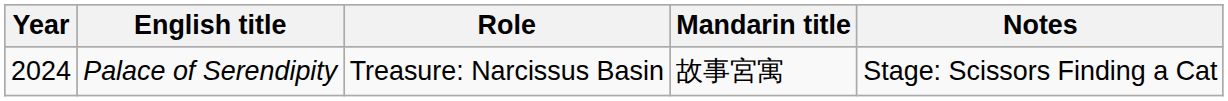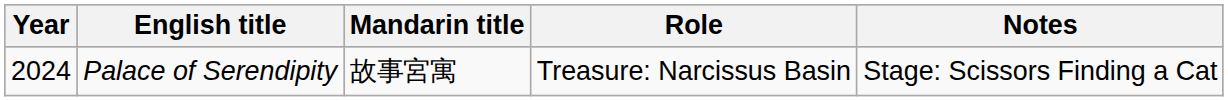columns swapped: (764, 25) <-> (507, 25)
